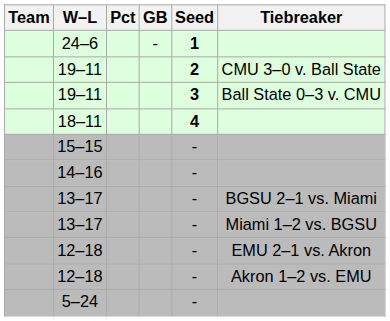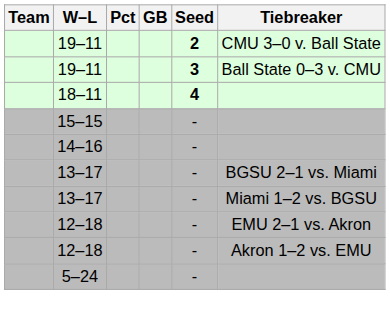- row: (80, 43)
